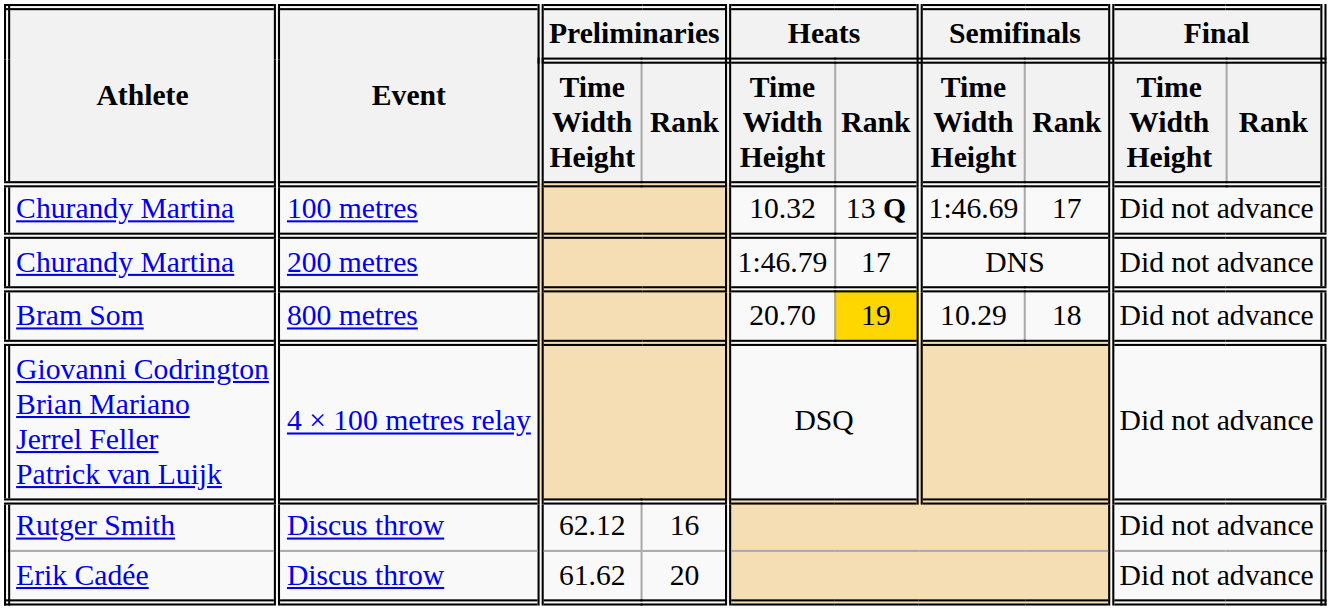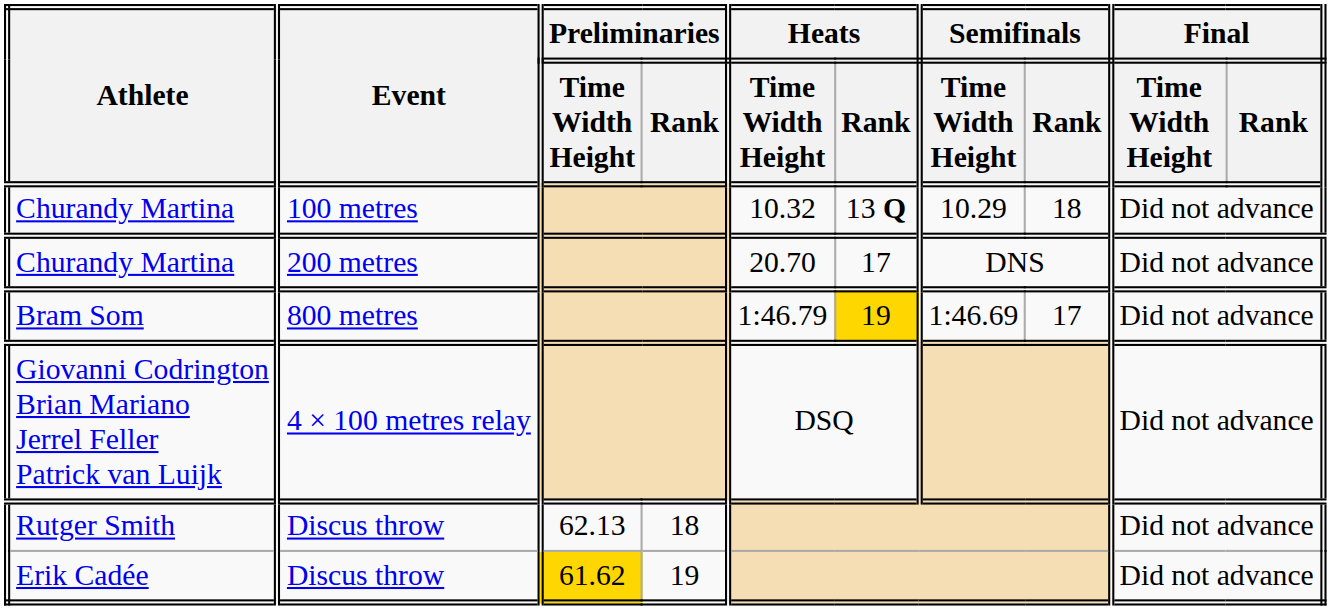(973, 209) 1:46.69 -> (973, 209) 10.29
(1067, 209) 17 -> (1067, 209) 18
(783, 262) 1:46.79 -> (783, 262) 20.70
(783, 315) 20.70 -> (783, 315) 1:46.79
(973, 315) 10.29 -> (973, 315) 1:46.69
(1067, 315) 18 -> (1067, 315) 17
(592, 526) 62.12 -> (592, 526) 62.13
(685, 526) 16 -> (685, 526) 18
(592, 575) no background -> (592, 575) gold background
(685, 575) 20 -> (685, 575) 19
